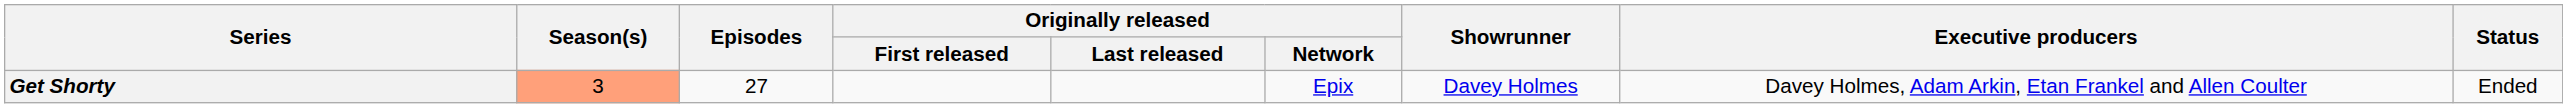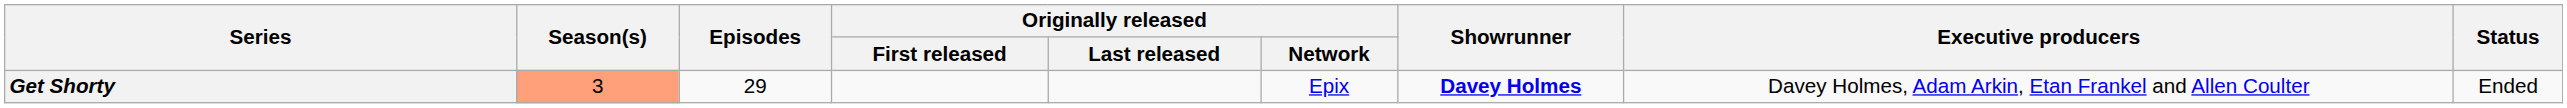(756, 86) 27 -> (755, 86) 29
(1511, 86) normal -> (1511, 86) bold
